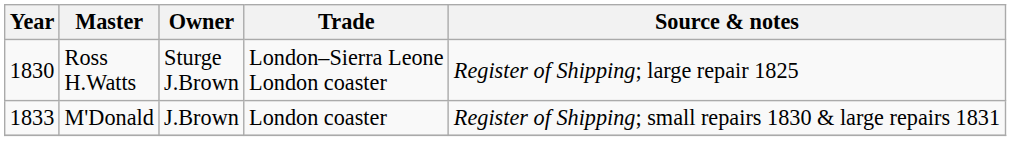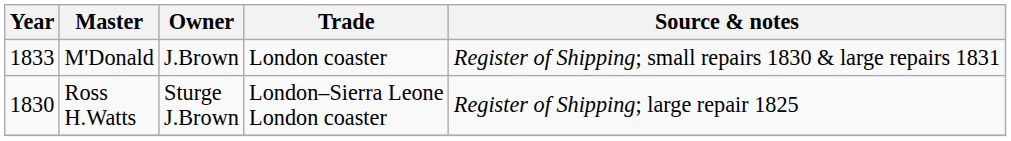rows swapped: (100, 69) <-> (109, 117)
